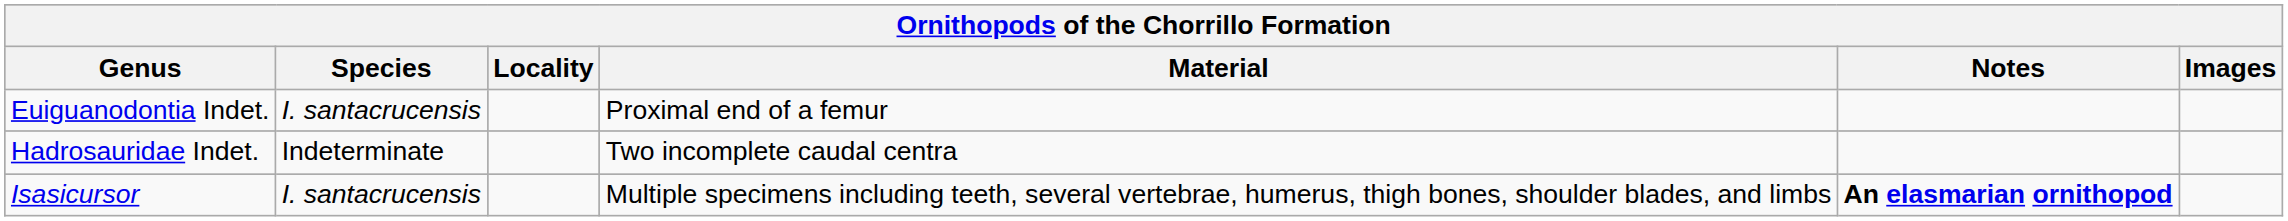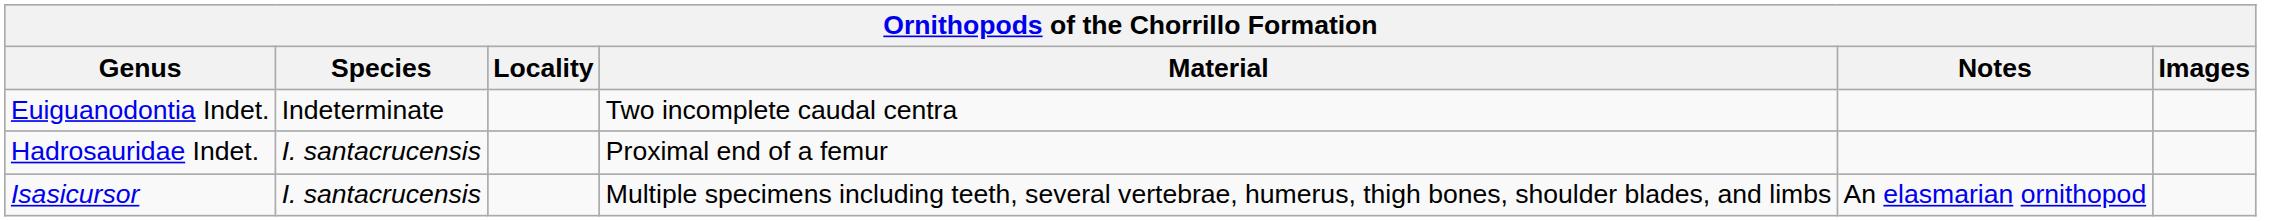(381, 109) I. santacrucensis -> (363, 109) Indeterminate
(747, 109) Proximal end of a femur -> (782, 109) Two incomplete caudal centra
(363, 151) Indeterminate -> (381, 151) I. santacrucensis
(782, 151) Two incomplete caudal centra -> (747, 151) Proximal end of a femur
(2008, 194) bold -> (1995, 194) normal
